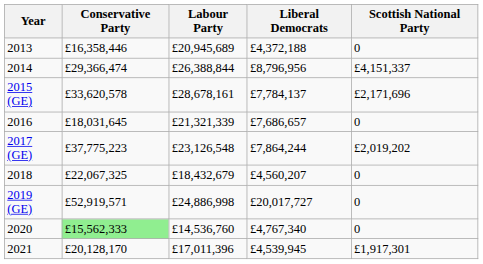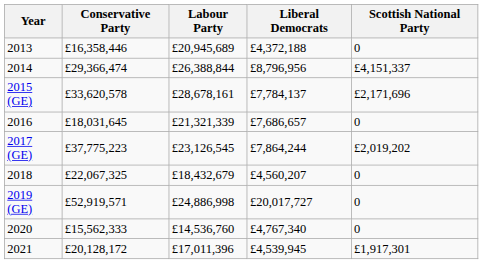(203, 148) £23,126,548 -> (203, 148) £23,126,545
(96, 228) lightgreen background -> (96, 228) no background
(96, 248) £20,128,170 -> (96, 248) £20,128,172
